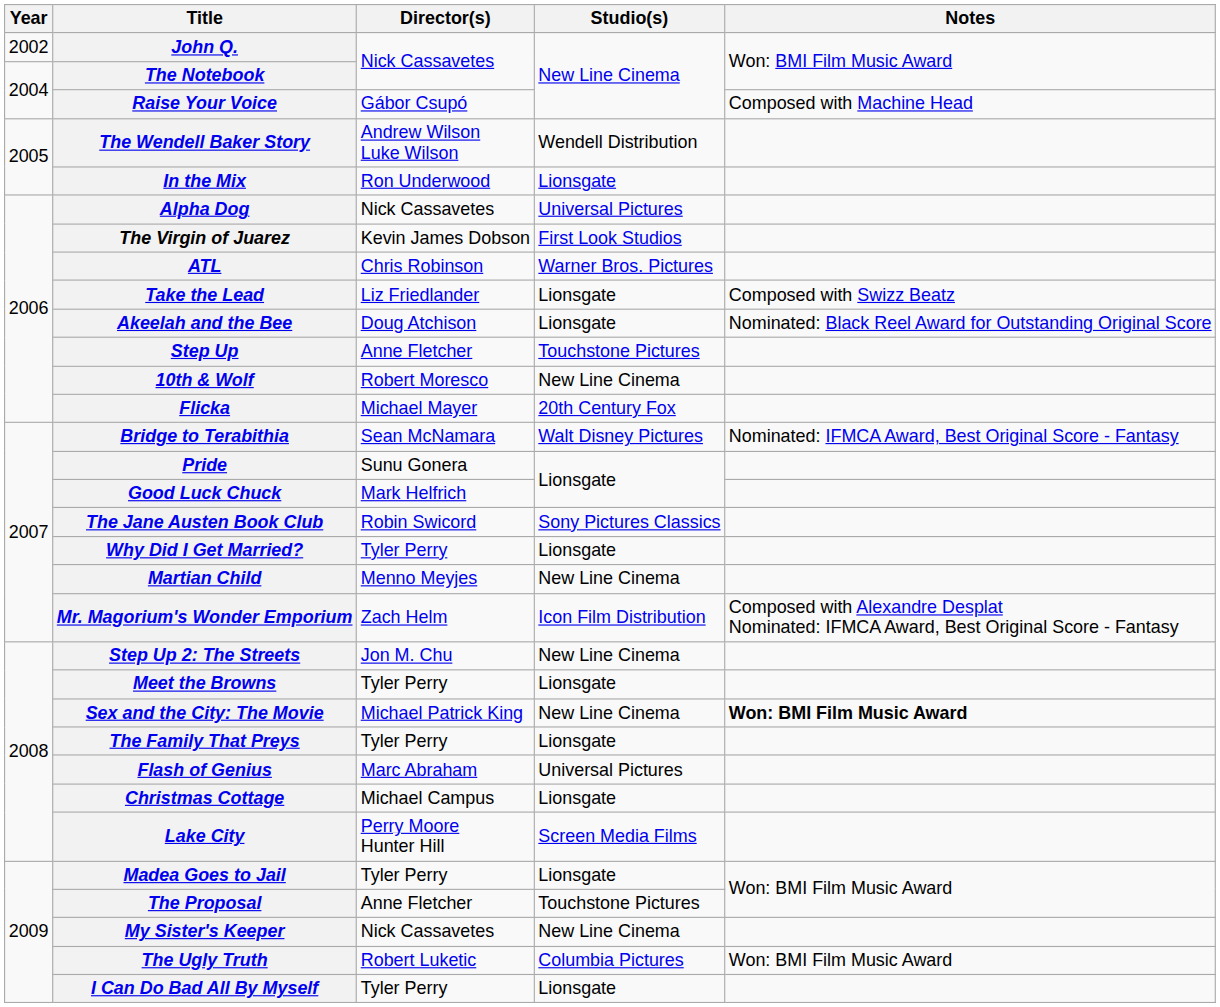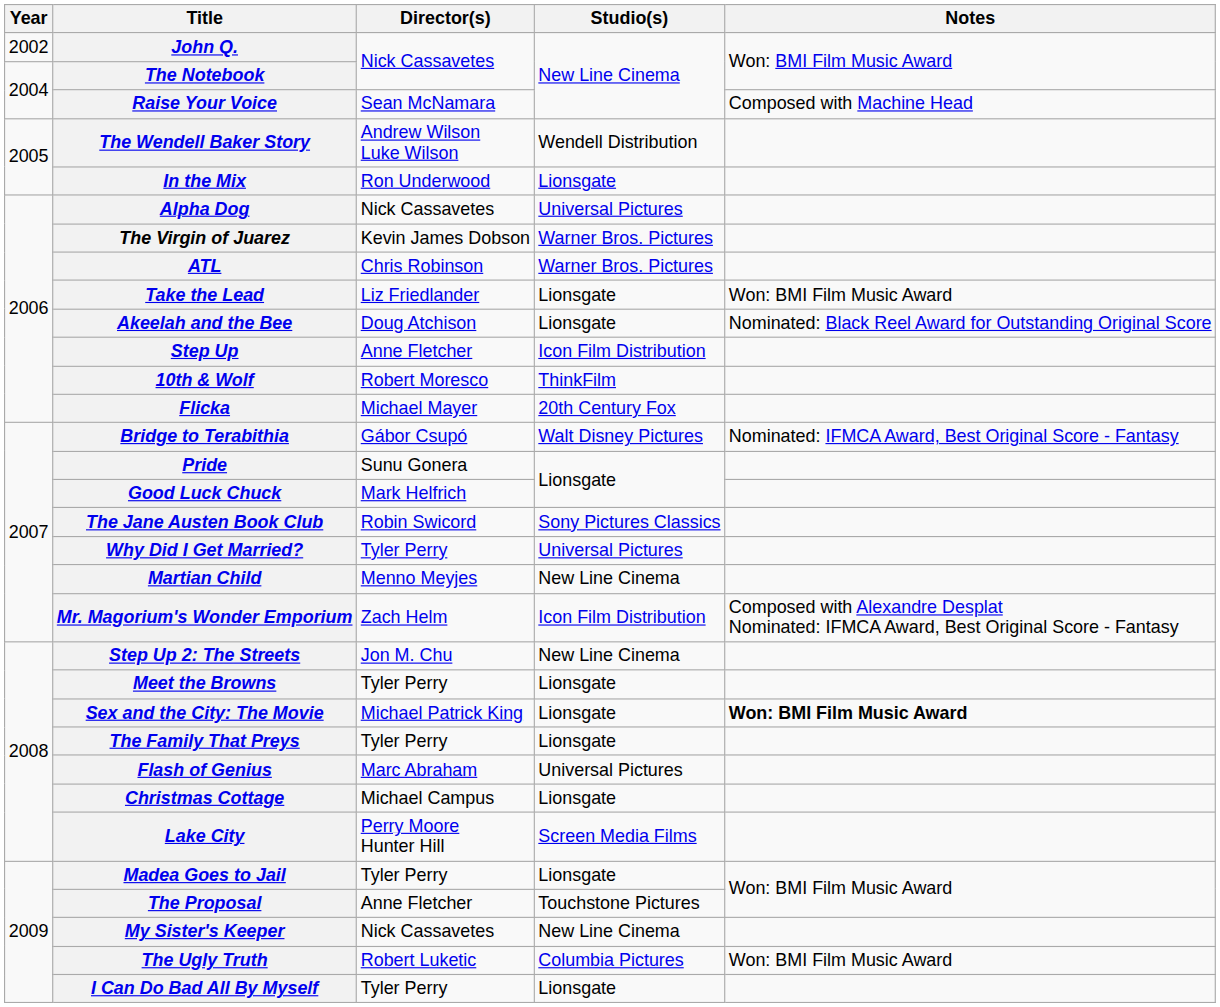(414, 103) Gábor Csupó -> (428, 103) Sean McNamara
(610, 237) First Look Studios -> (626, 237) Warner Bros. Pictures
(842, 294) Composed with Swizz Beatz -> (841, 294) Won: BMI Film Music Award
(619, 351) Touchstone Pictures -> (622, 351) Icon Film Distribution
(609, 379) New Line Cinema -> (577, 379) ThinkFilm
(428, 436) Sean McNamara -> (414, 436) Gábor Csupó
(577, 550) Lionsgate -> (611, 550) Universal Pictures
(609, 712) New Line Cinema -> (577, 712) Lionsgate
